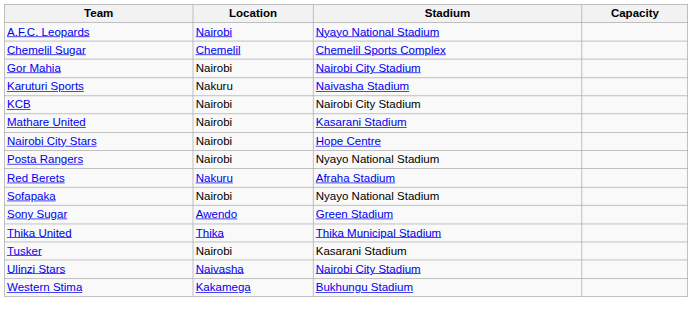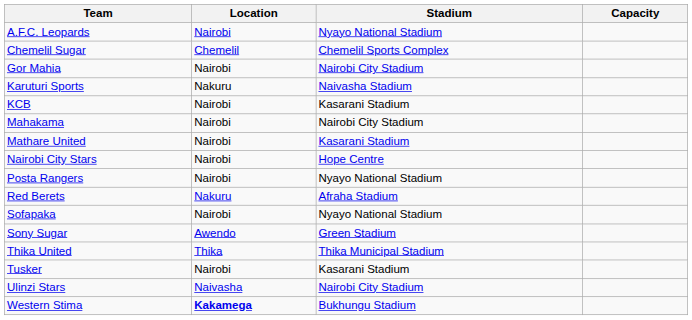(368, 104) Nairobi City Stadium -> (364, 104) Kasarani Stadium
+ row: (36, 123)
(223, 287) normal -> (223, 305) bold
